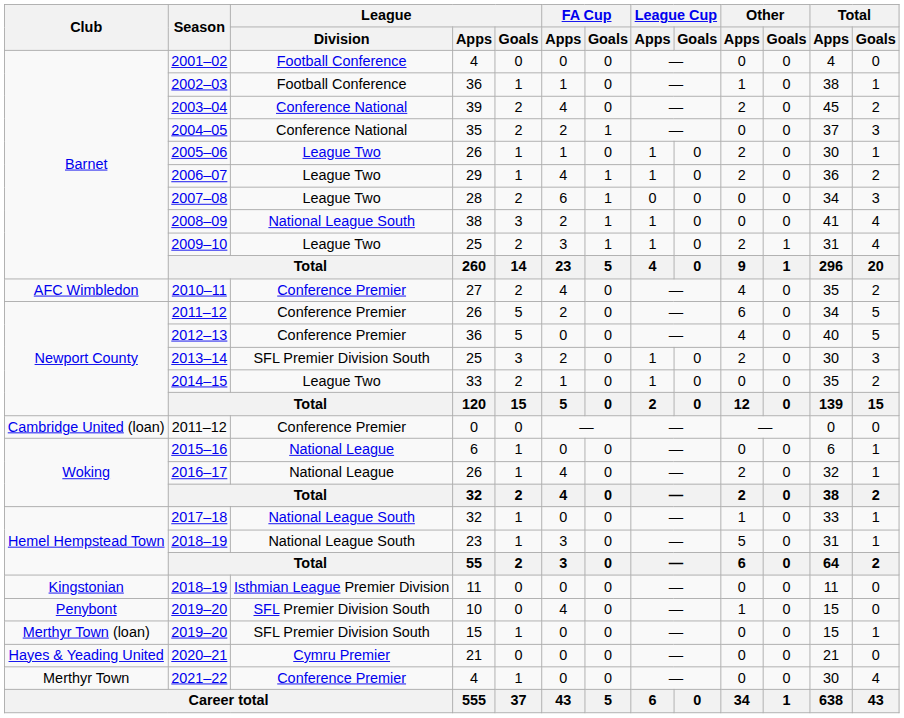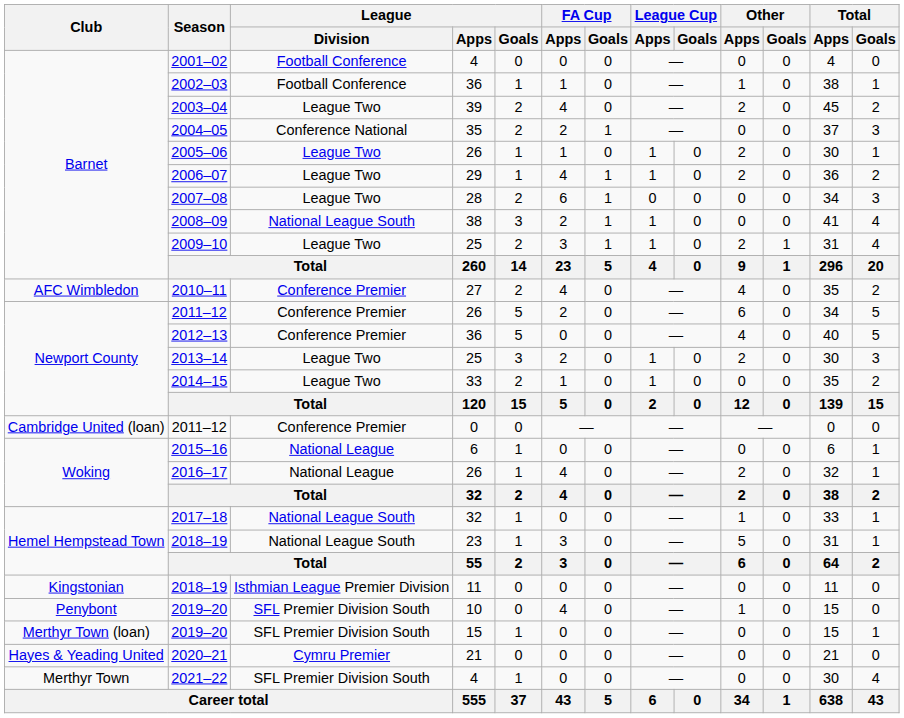(342, 107) Conference National -> (342, 107) League Two
(342, 358) SFL Premier Division South -> (342, 358) League Two
(342, 678) Conference Premier -> (342, 678) SFL Premier Division South
